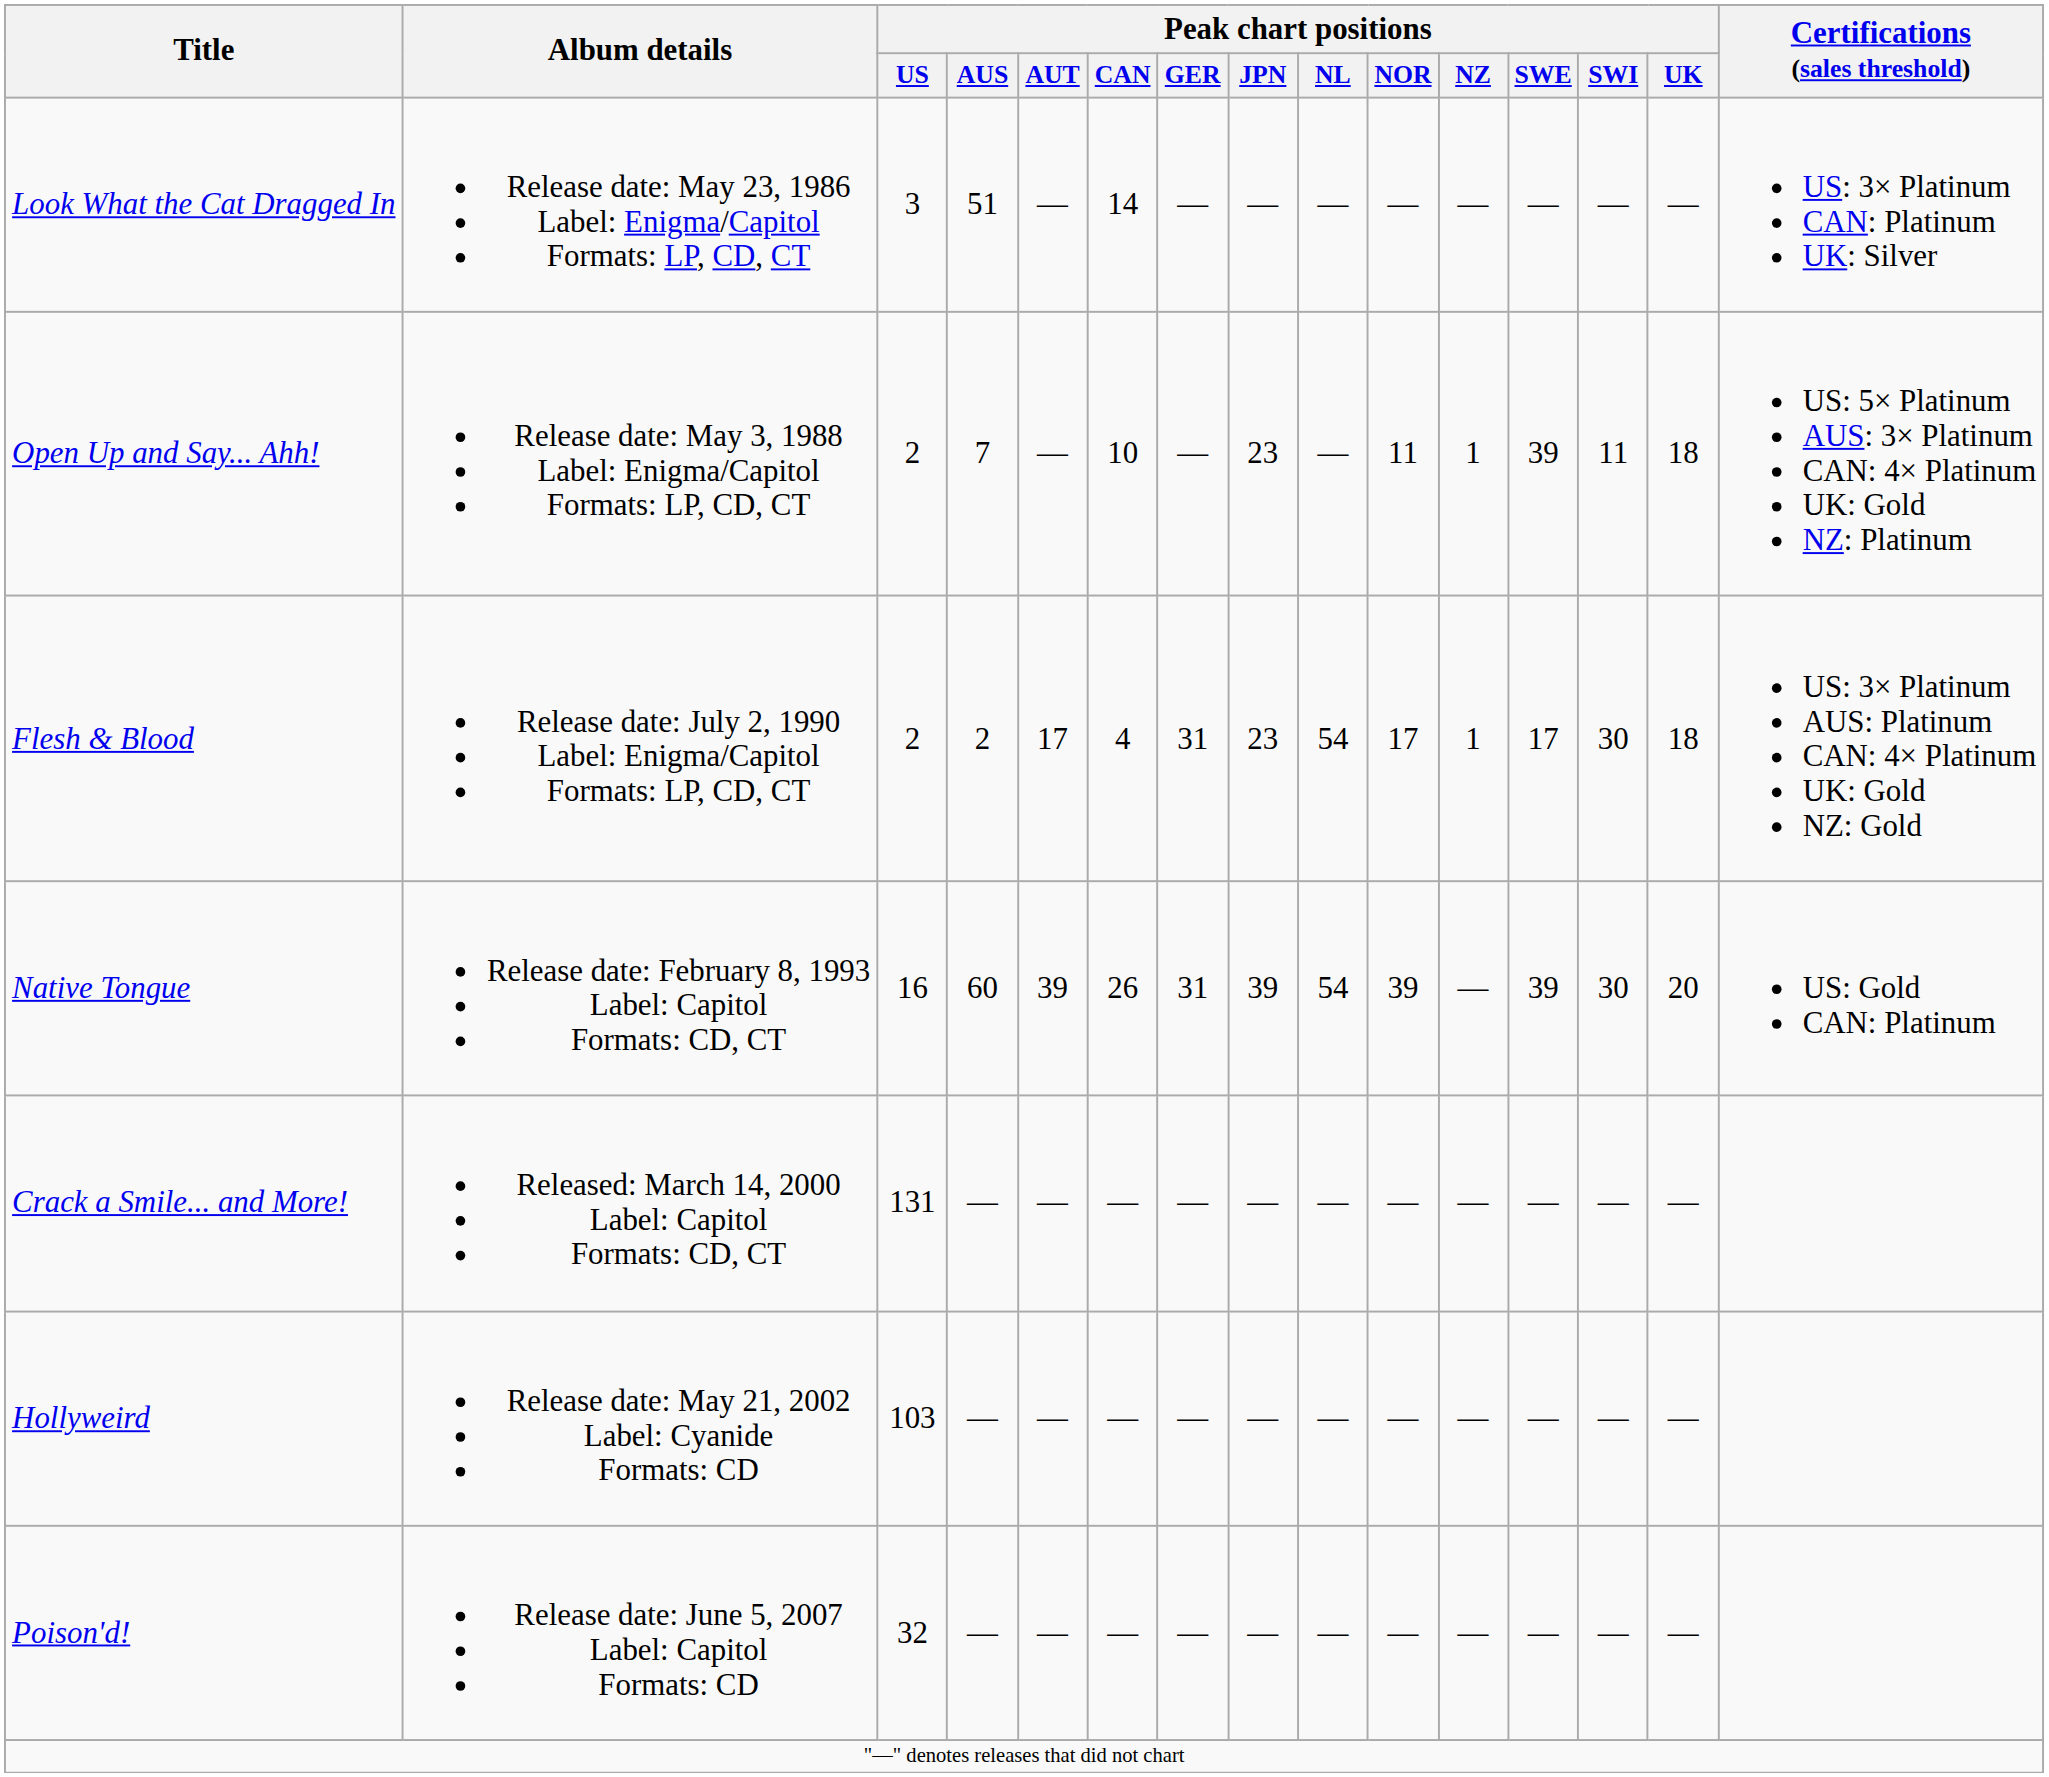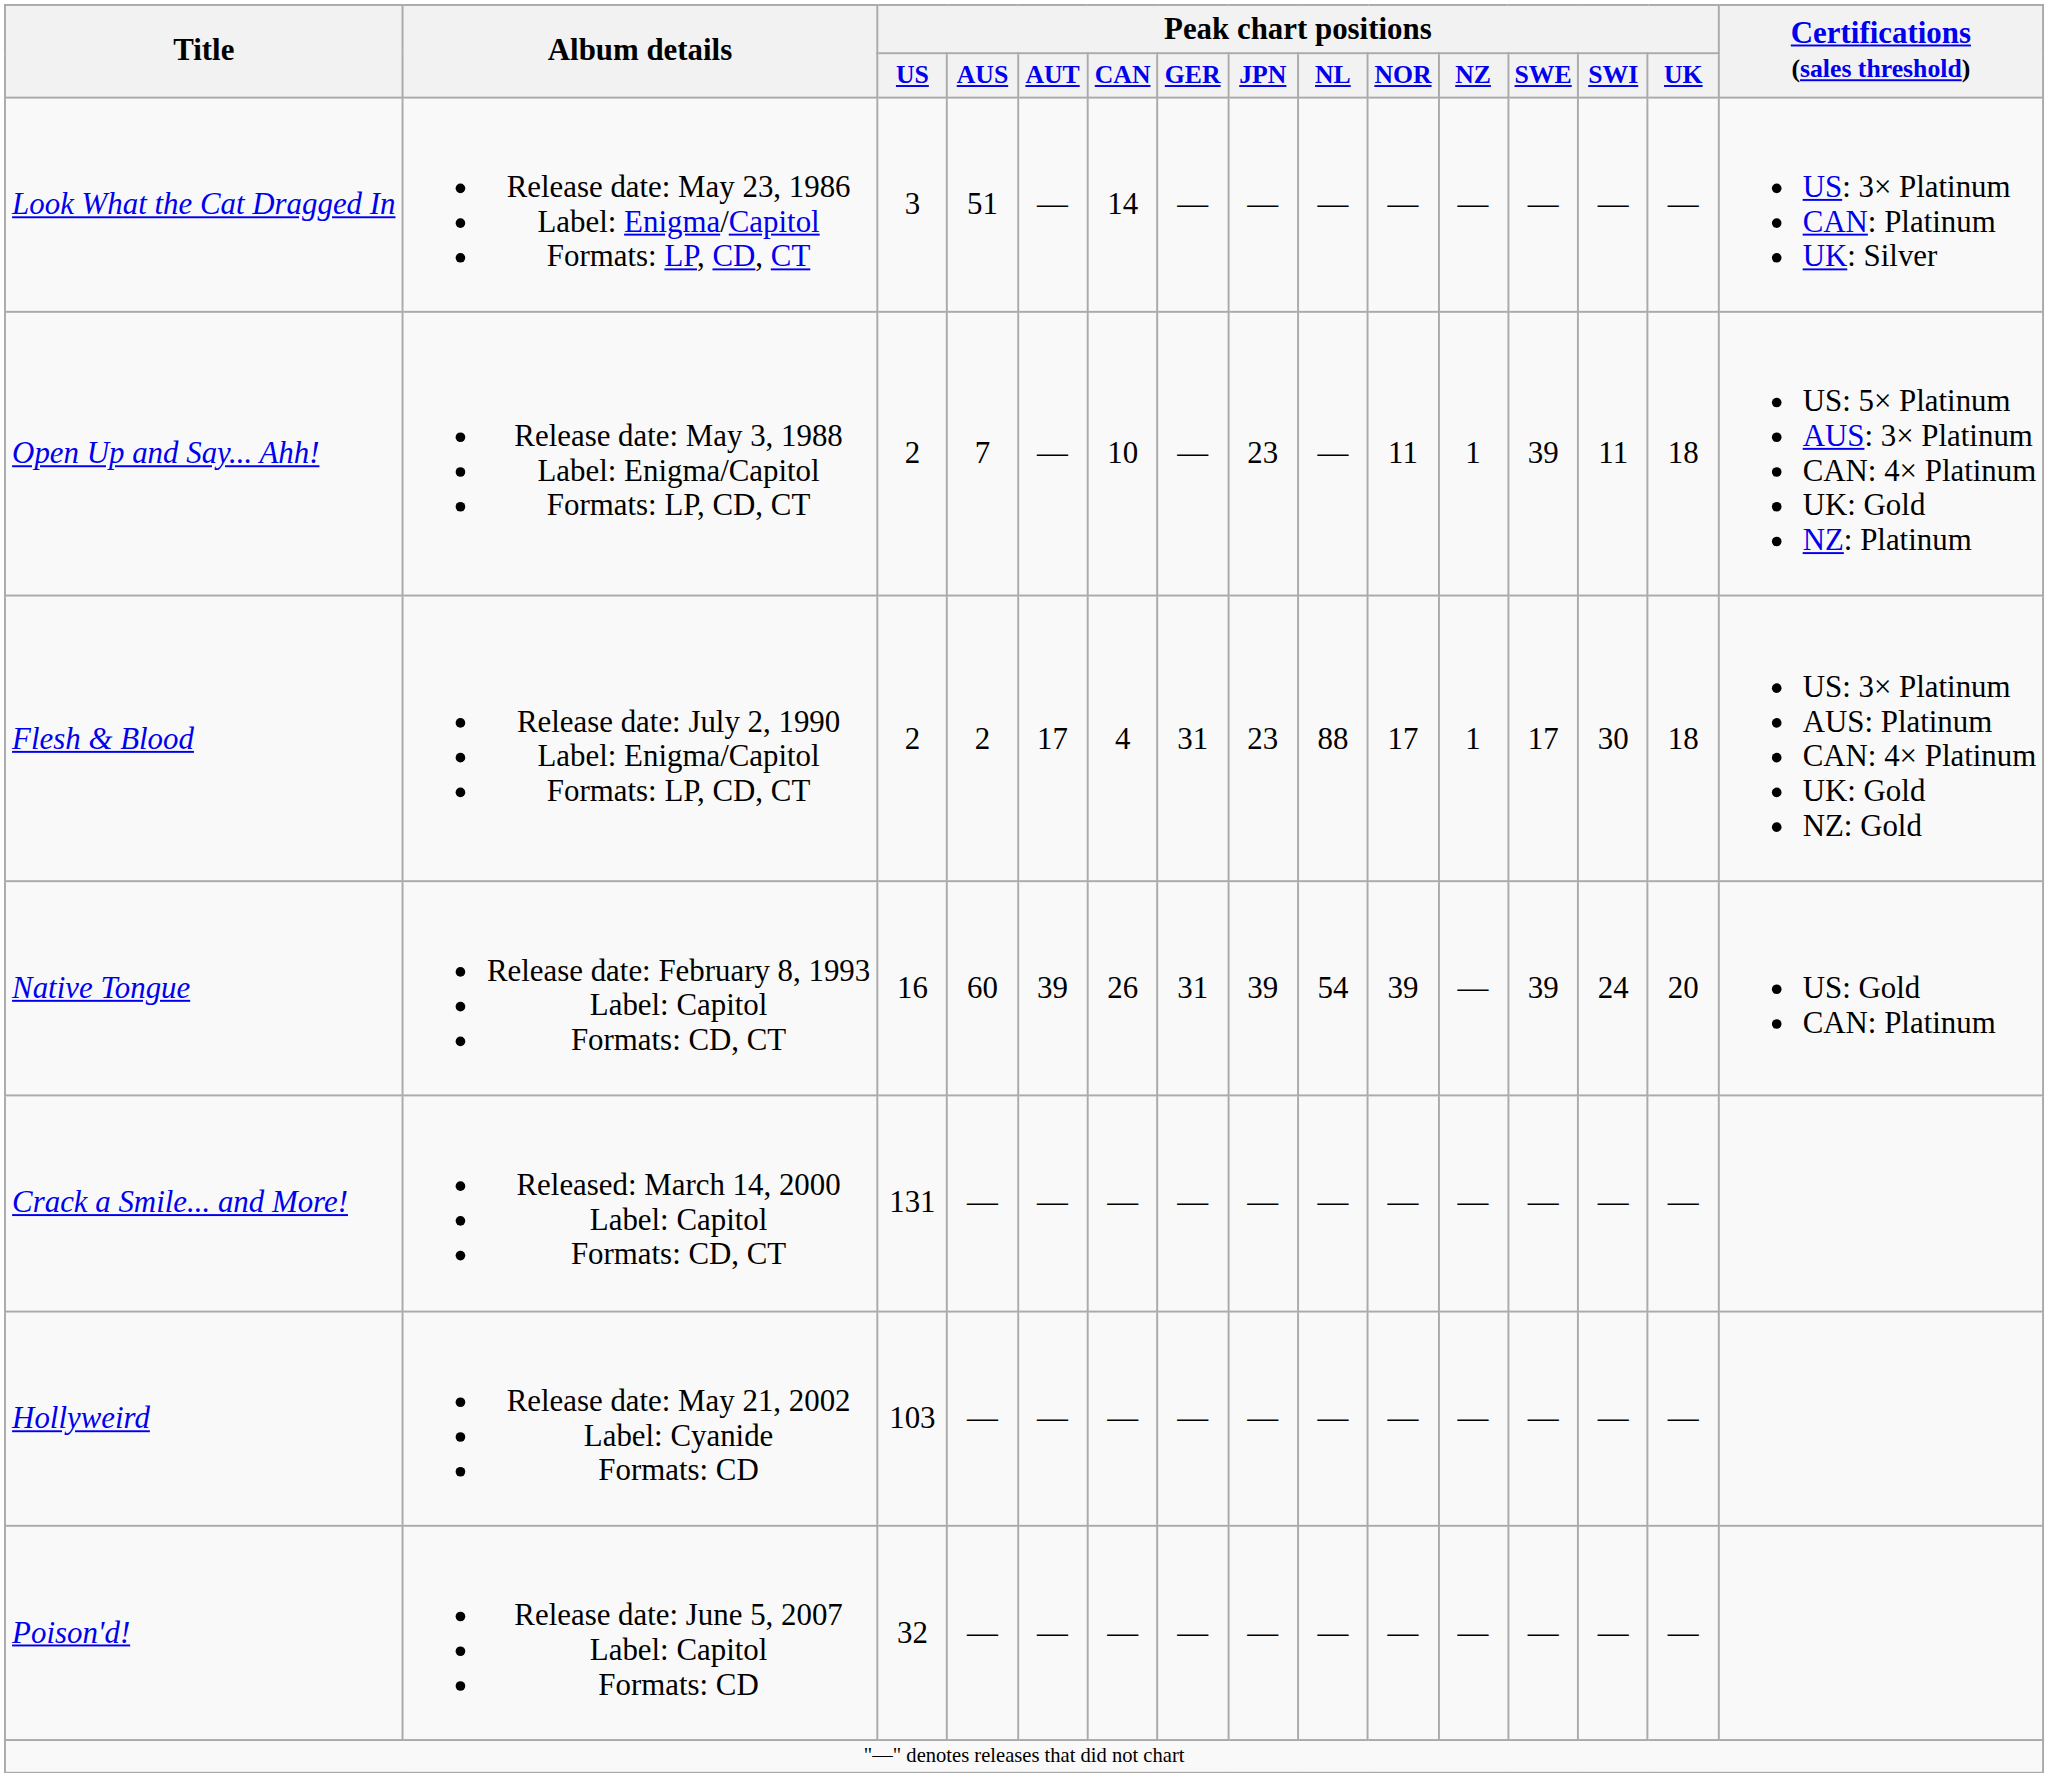(1333, 738) 54 -> (1333, 738) 88
(1613, 987) 30 -> (1613, 987) 24
